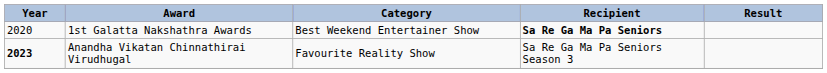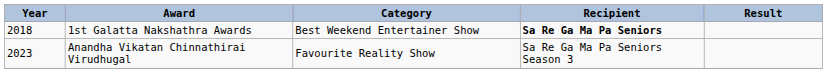(20, 30) 2020 -> (20, 30) 2018
(20, 53) bold -> (20, 53) normal
